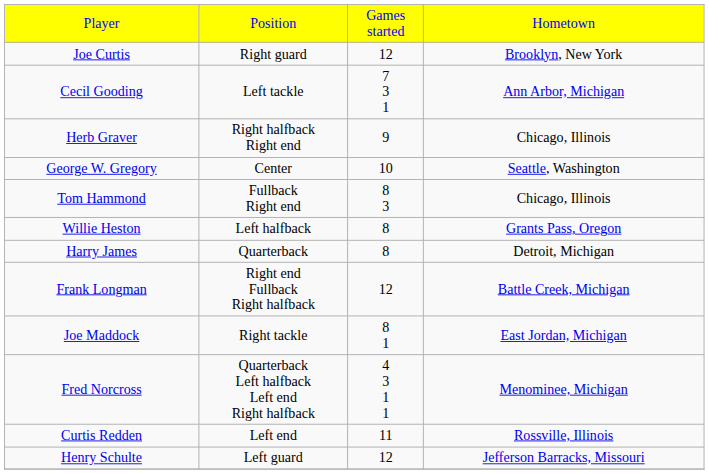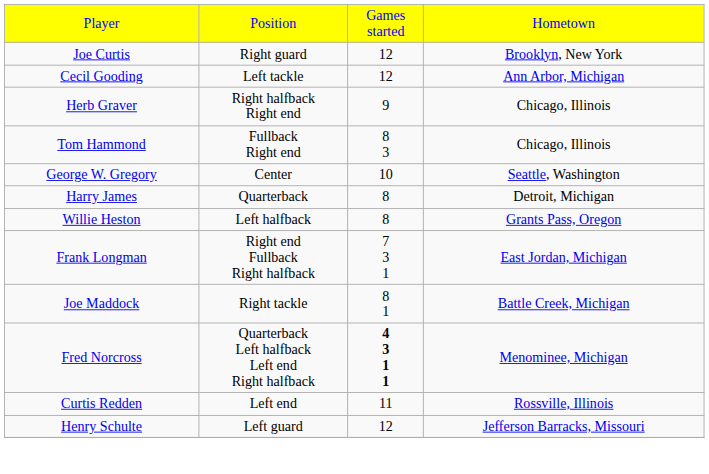(386, 92) 7 3 1 -> (386, 76) 12
rows swapped: (102, 168) <-> (102, 198)
rows swapped: (102, 228) <-> (102, 251)
(386, 289) 12 -> (386, 257) 7 3 1
(564, 289) Battle Creek, Michigan -> (564, 257) East Jordan, Michigan
(564, 335) East Jordan, Michigan -> (564, 303) Battle Creek, Michigan
(386, 389) normal -> (386, 357) bold
